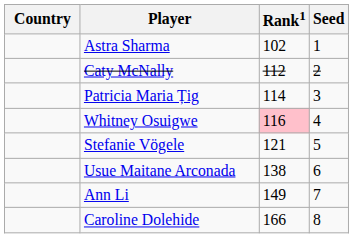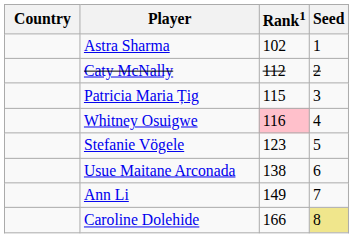(274, 95) 114 -> (274, 95) 115
(274, 145) 121 -> (274, 145) 123
(317, 220) no background -> (317, 220) khaki background
